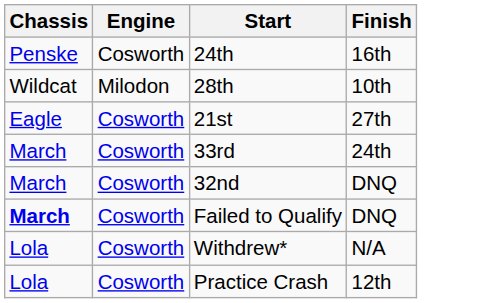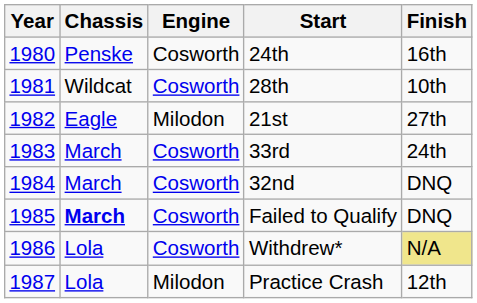+ column: (32, 21)
(134, 86) Milodon -> (196, 86) Cosworth
(141, 119) Cosworth -> (189, 119) Milodon
(369, 248) no background -> (424, 248) khaki background
(141, 281) Cosworth -> (189, 281) Milodon
